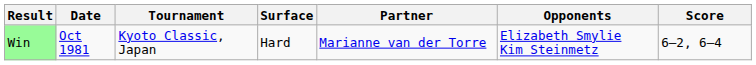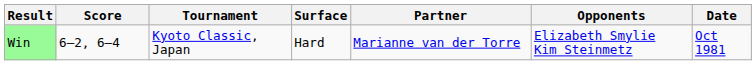columns swapped: (86, 15) <-> (705, 15)
